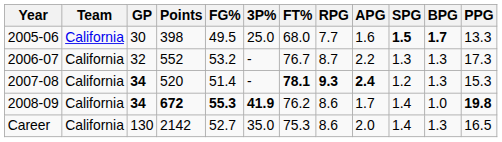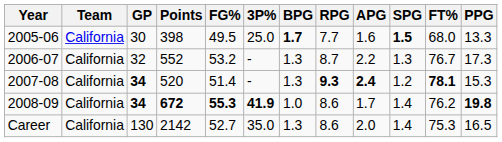columns swapped: (298, 15) <-> (443, 15)
